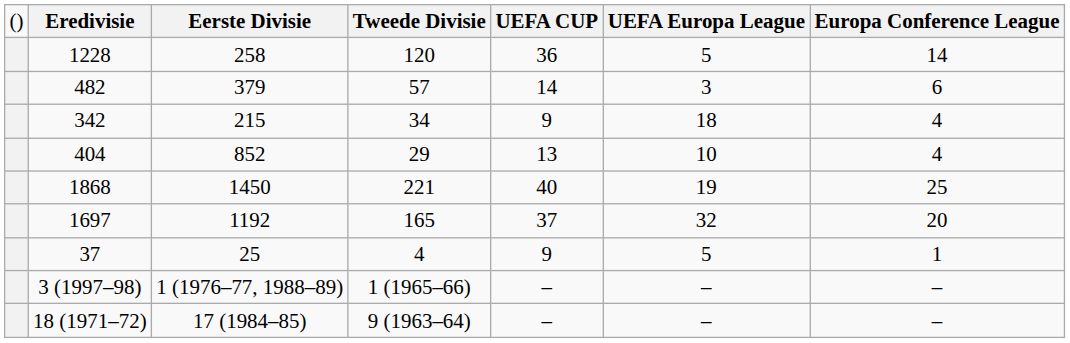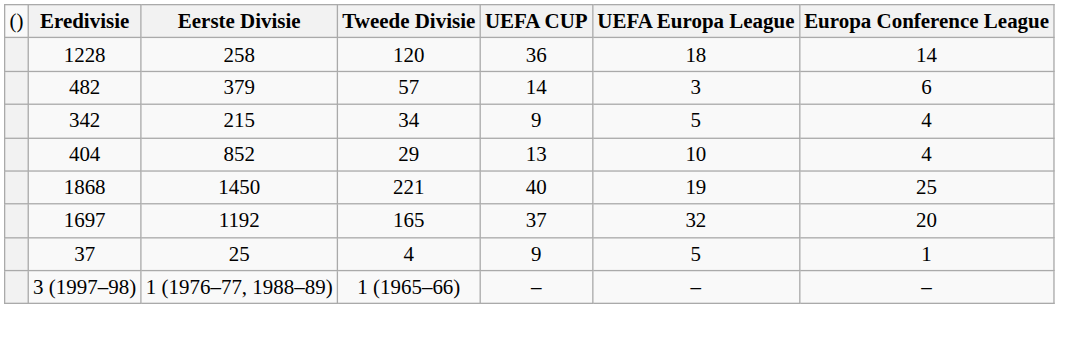(706, 54) 5 -> (696, 54) 18
(706, 120) 18 -> (696, 120) 5
- row: (90, 320)
